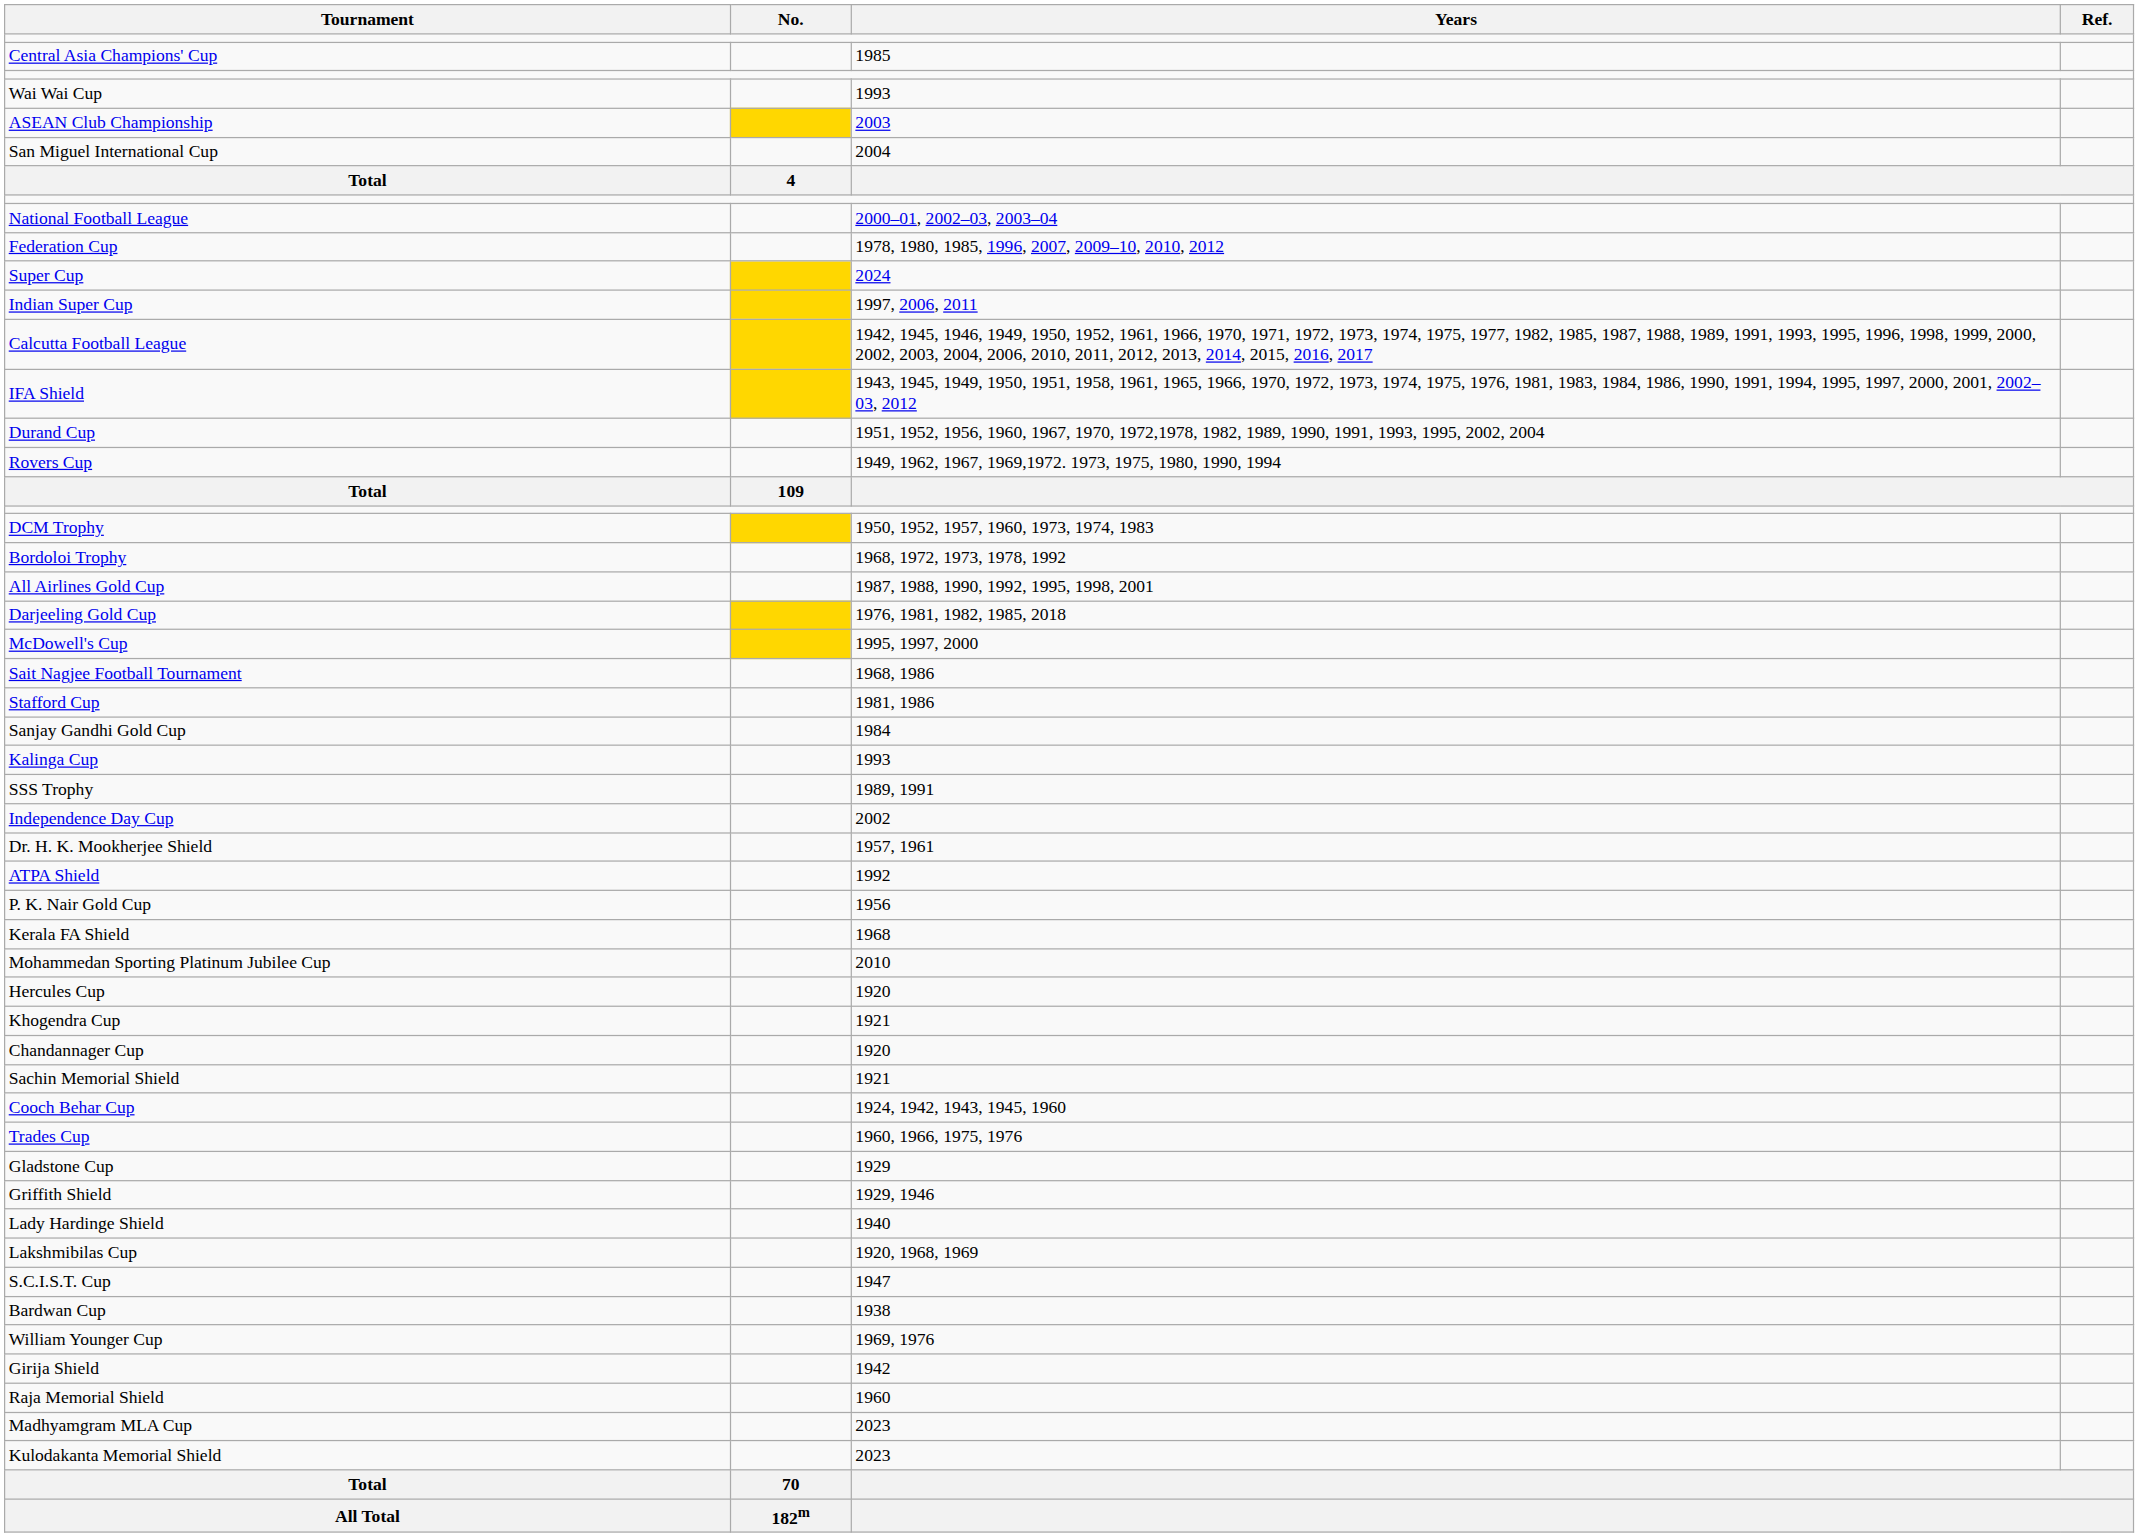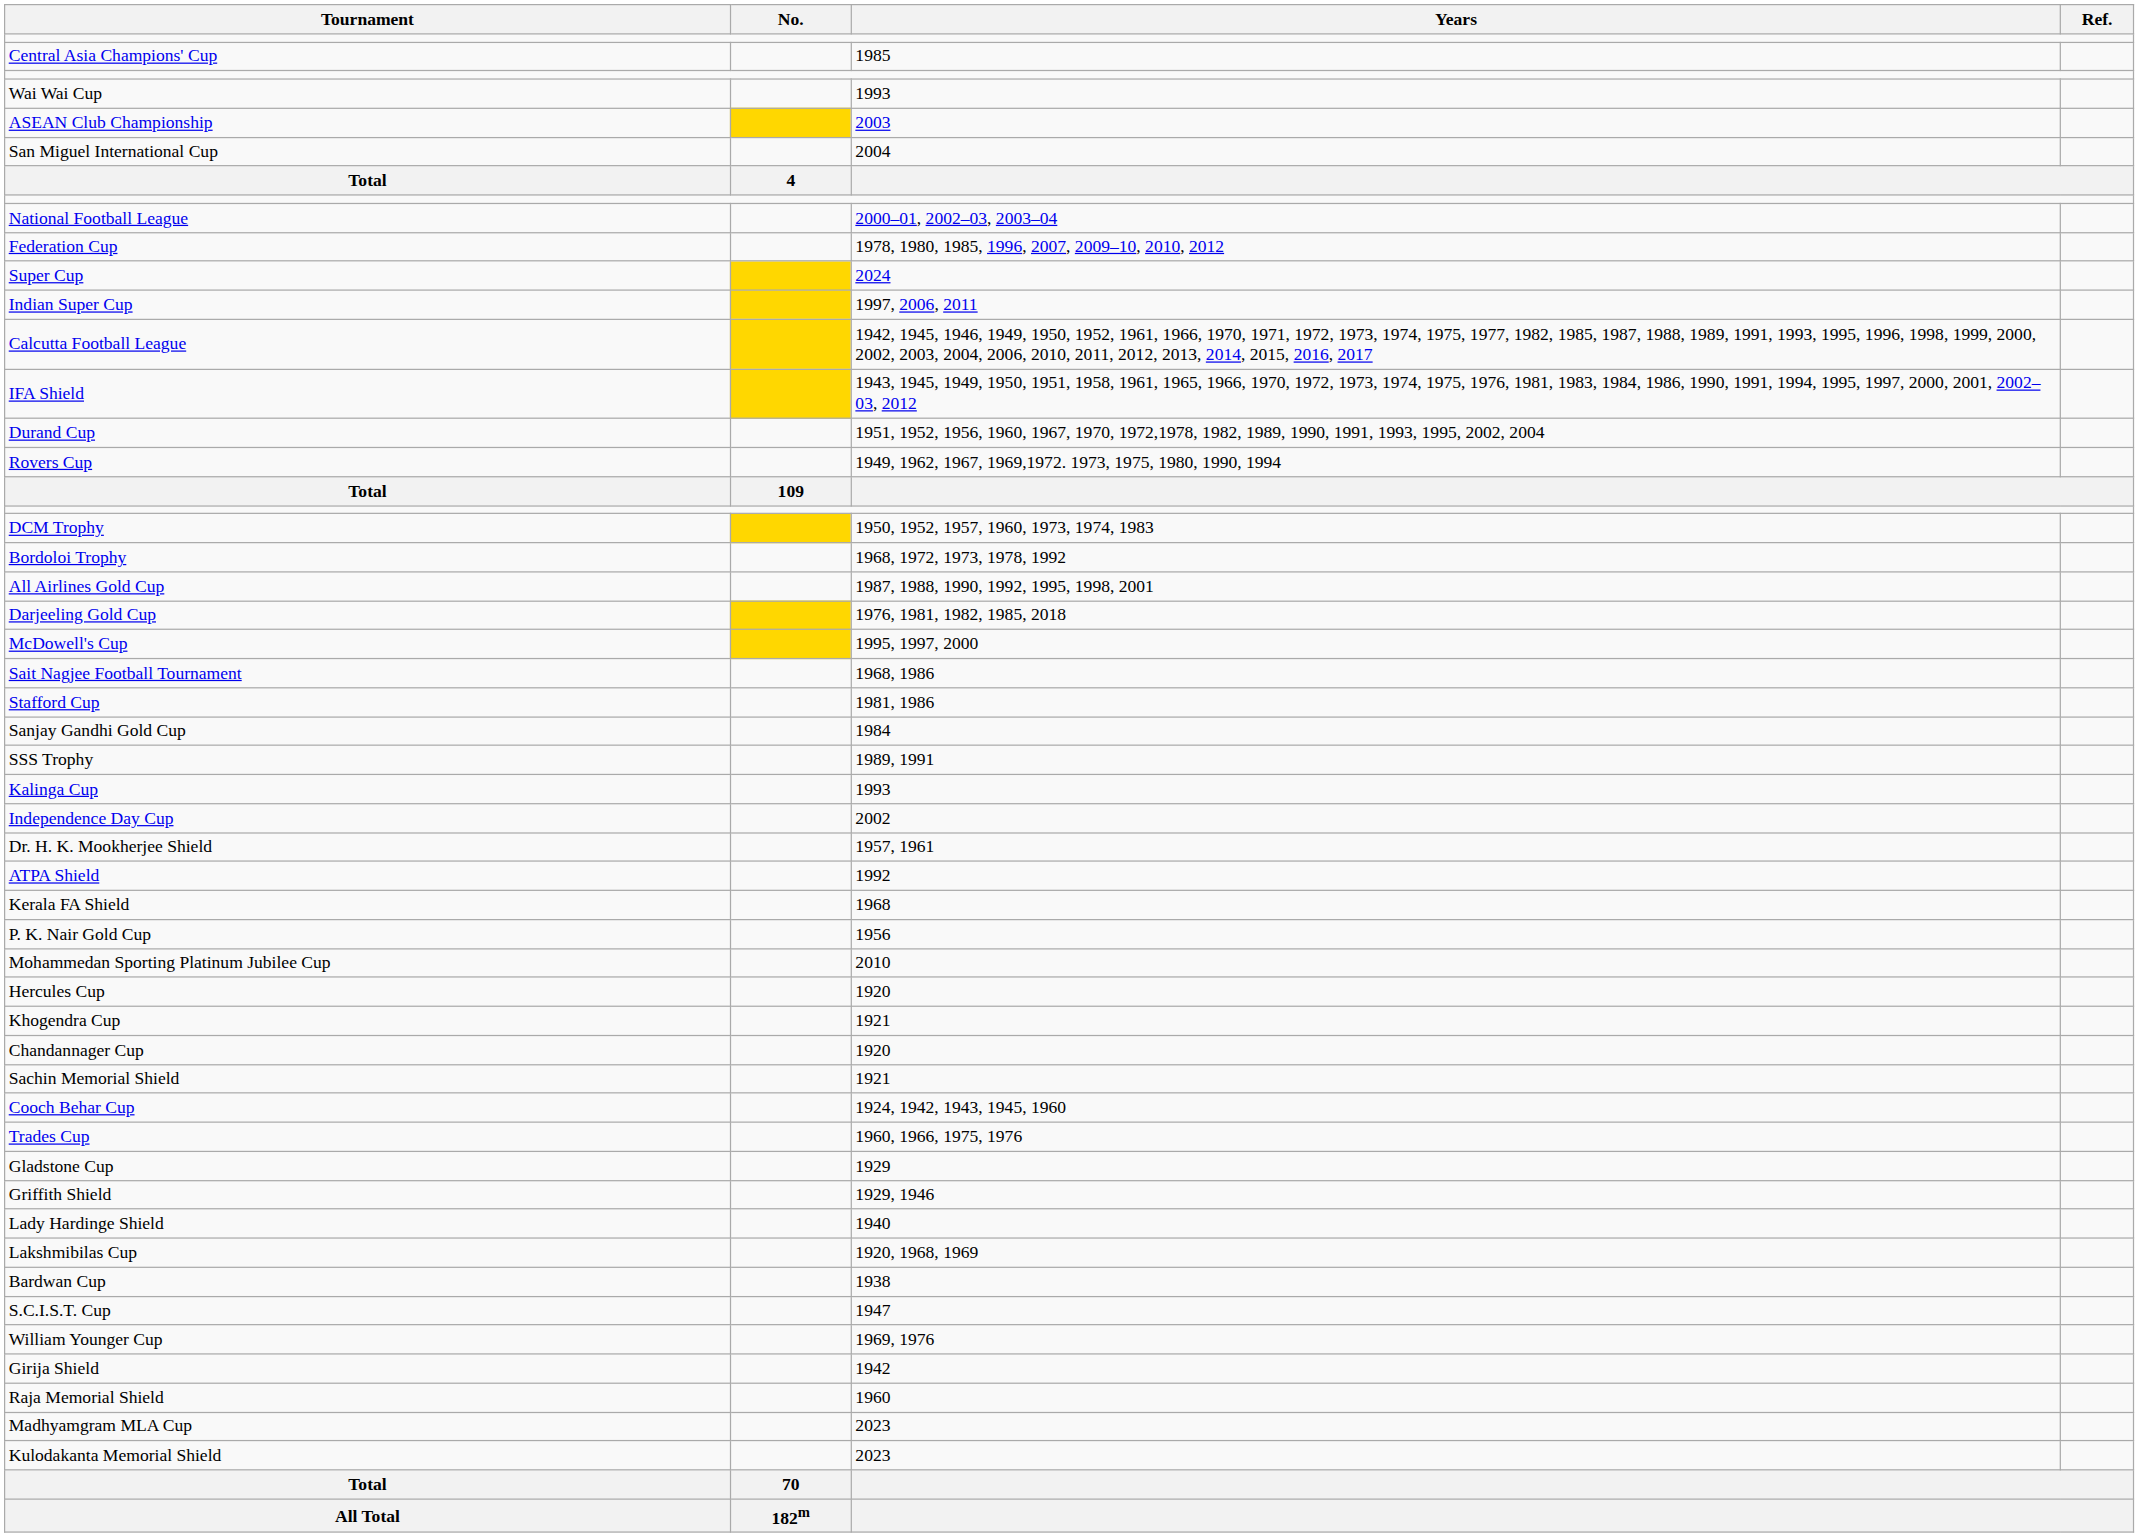rows swapped: (53, 760) <-> (51, 789)
rows swapped: (80, 905) <-> (69, 934)
rows swapped: (57, 1310) <-> (60, 1281)
